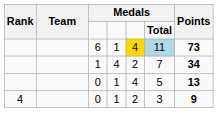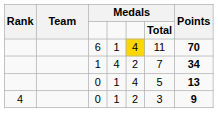(160, 47) lightblue background -> (160, 47) no background
(194, 47) 73 -> (194, 47) 70
